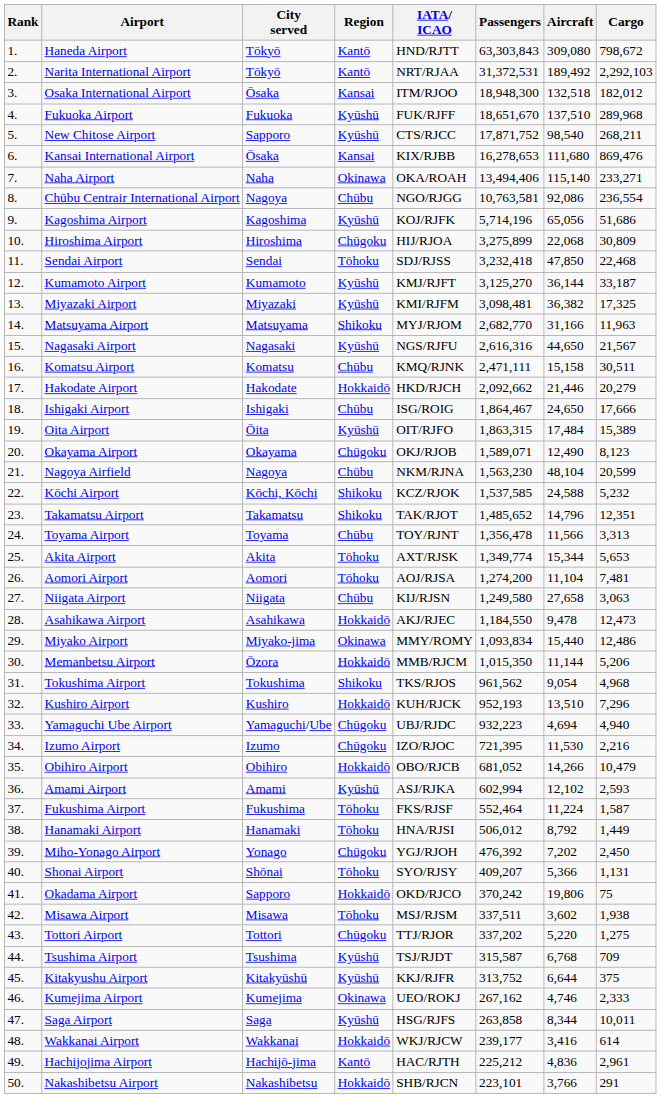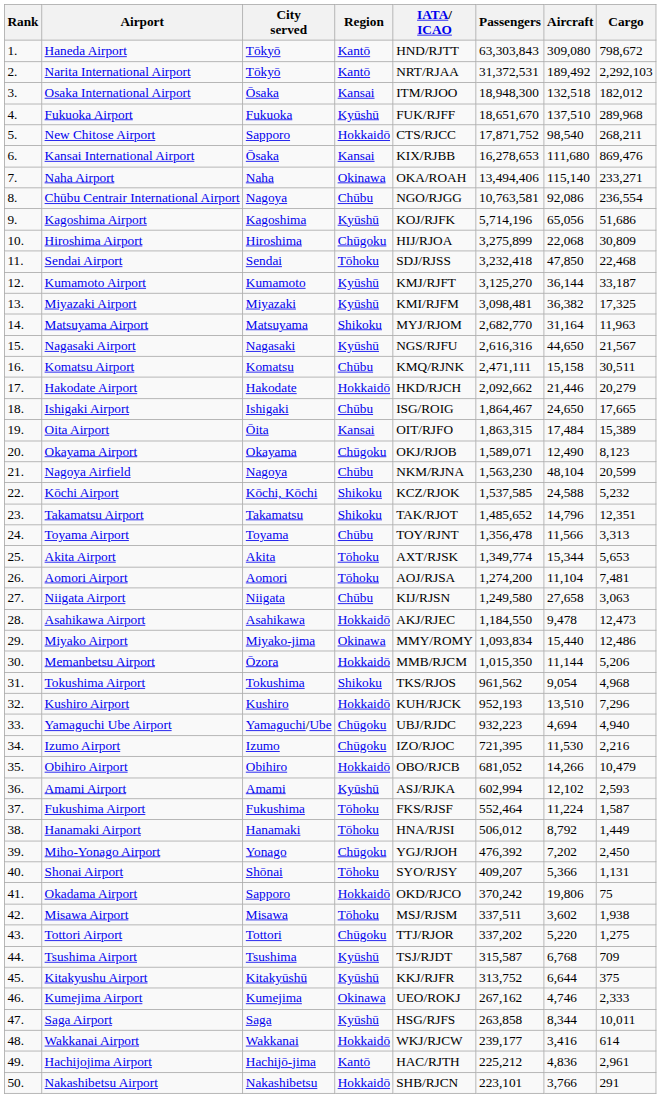(358, 135) Kyūshū -> (364, 135) Hokkaidō
(565, 324) 31,166 -> (565, 324) 31,164
(618, 409) 17,666 -> (618, 409) 17,665
(358, 430) Kyūshū -> (356, 430) Kansai
